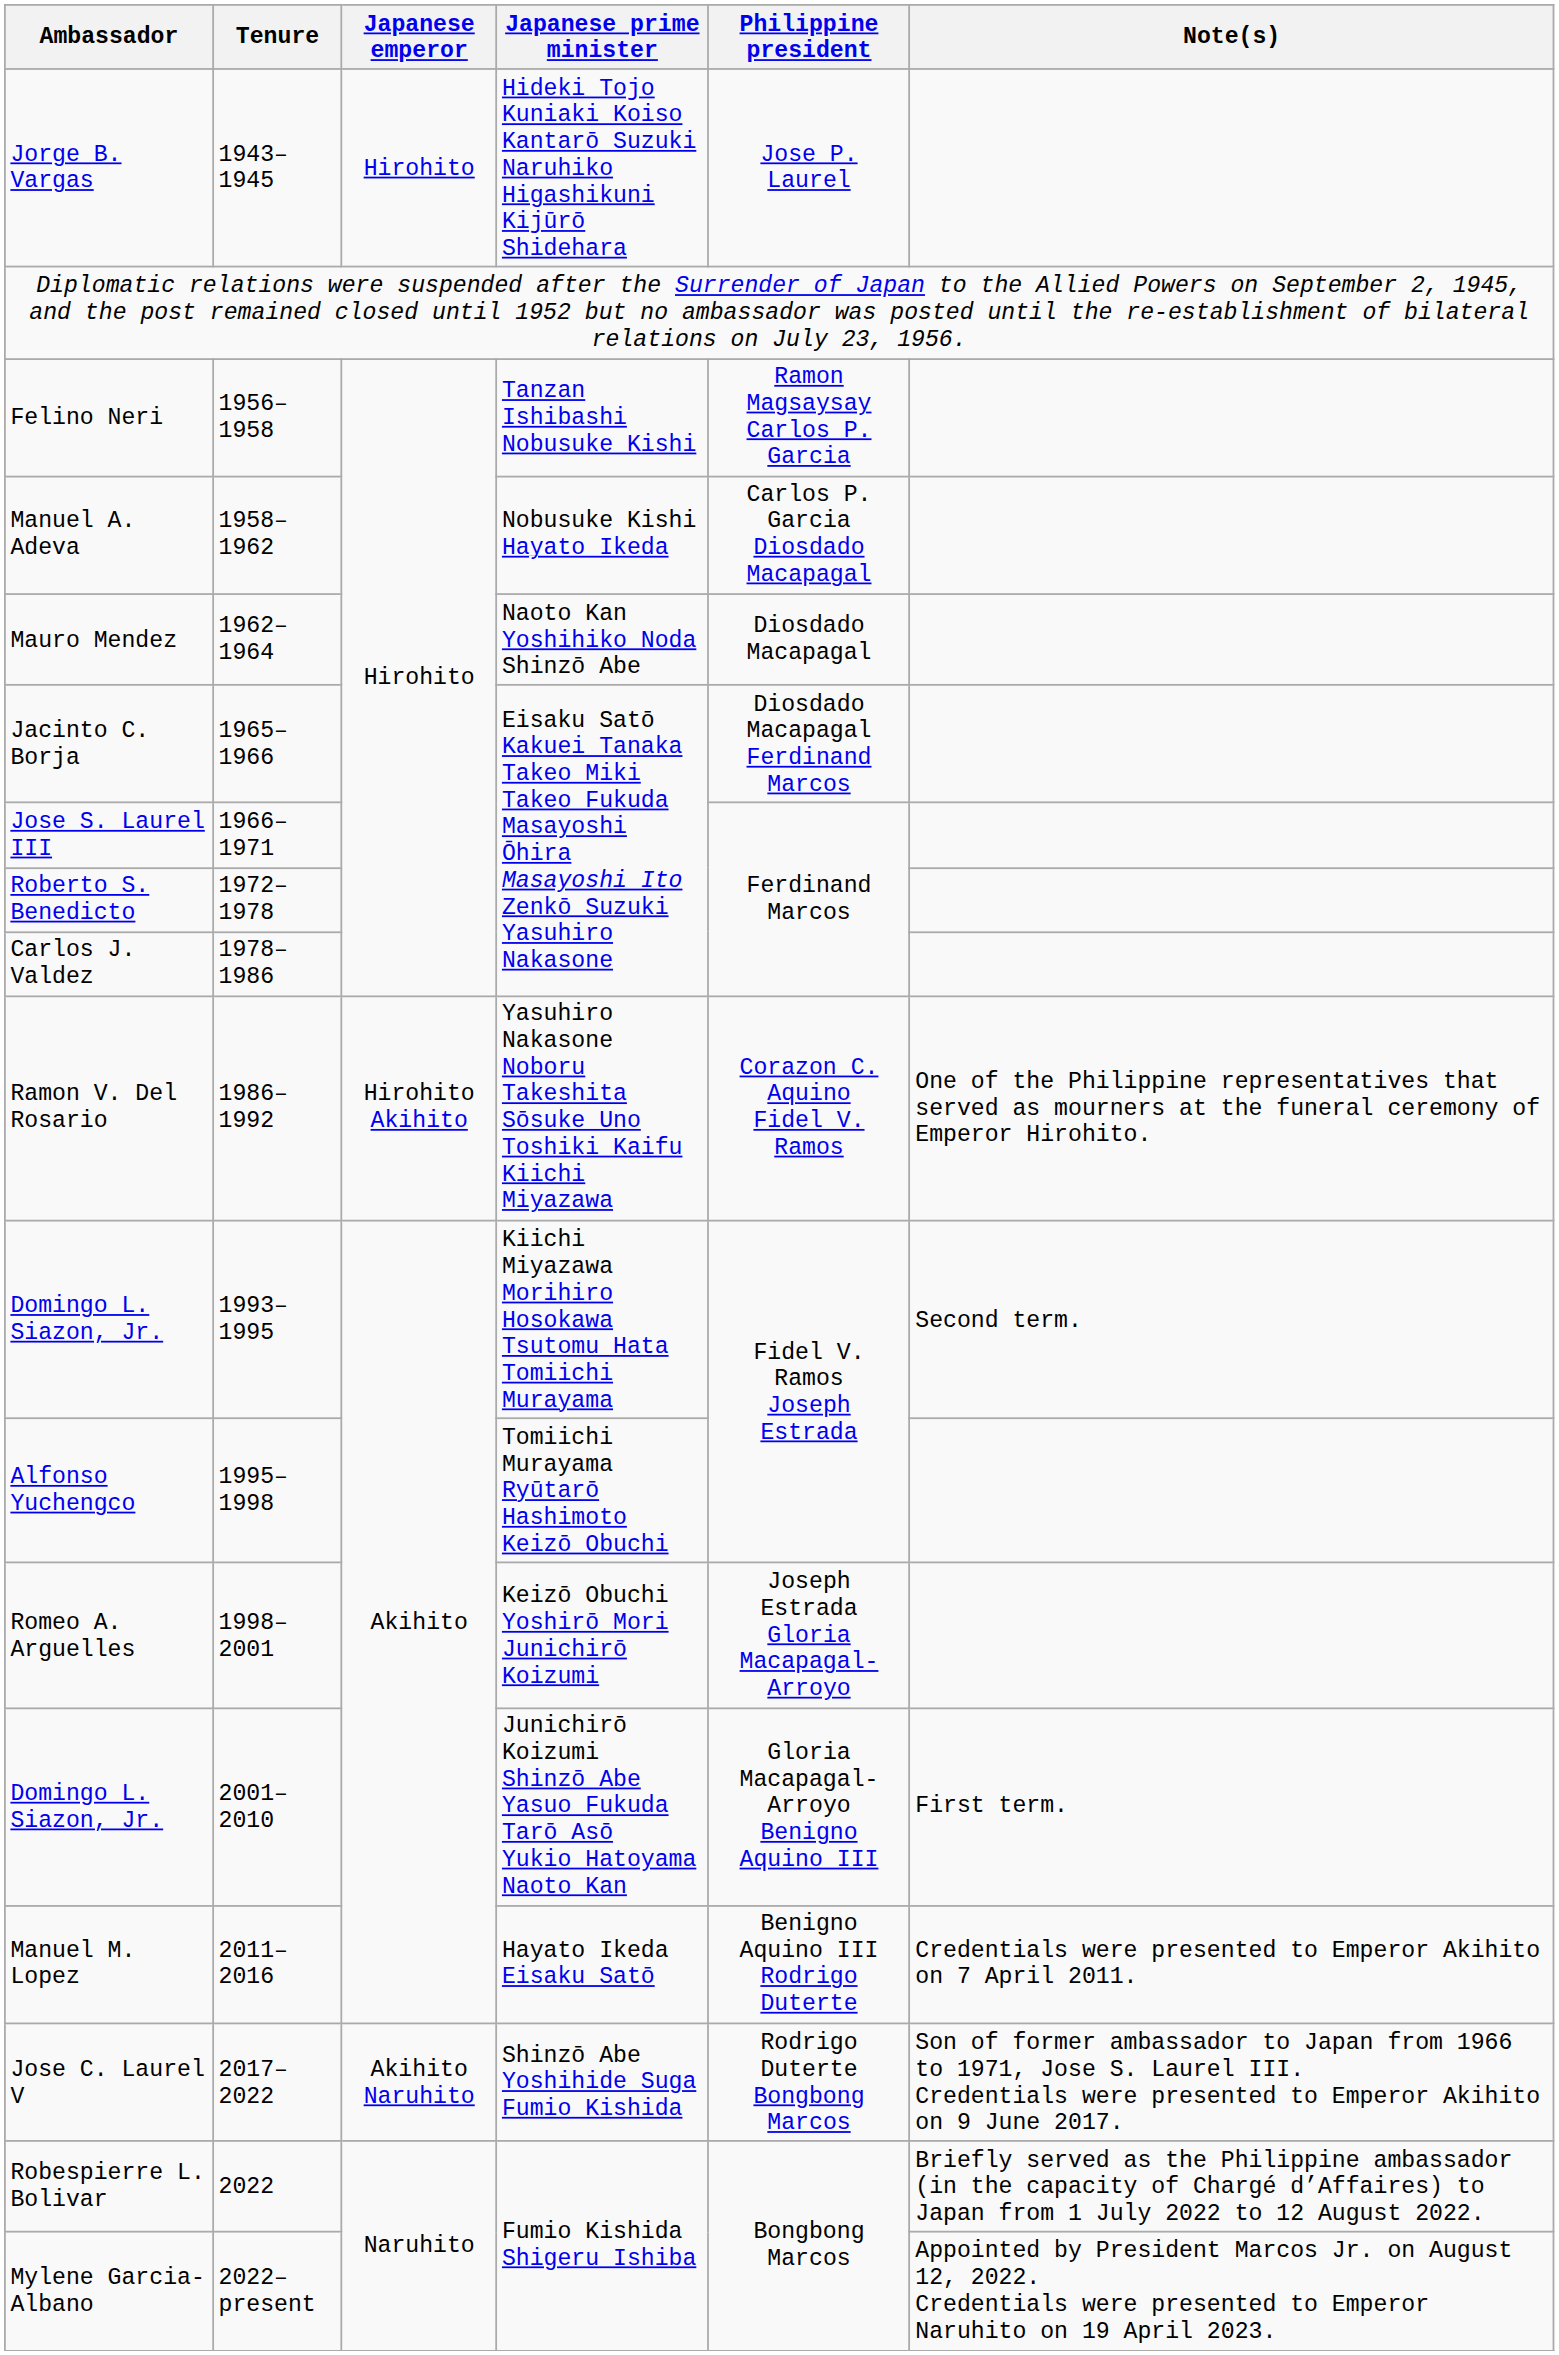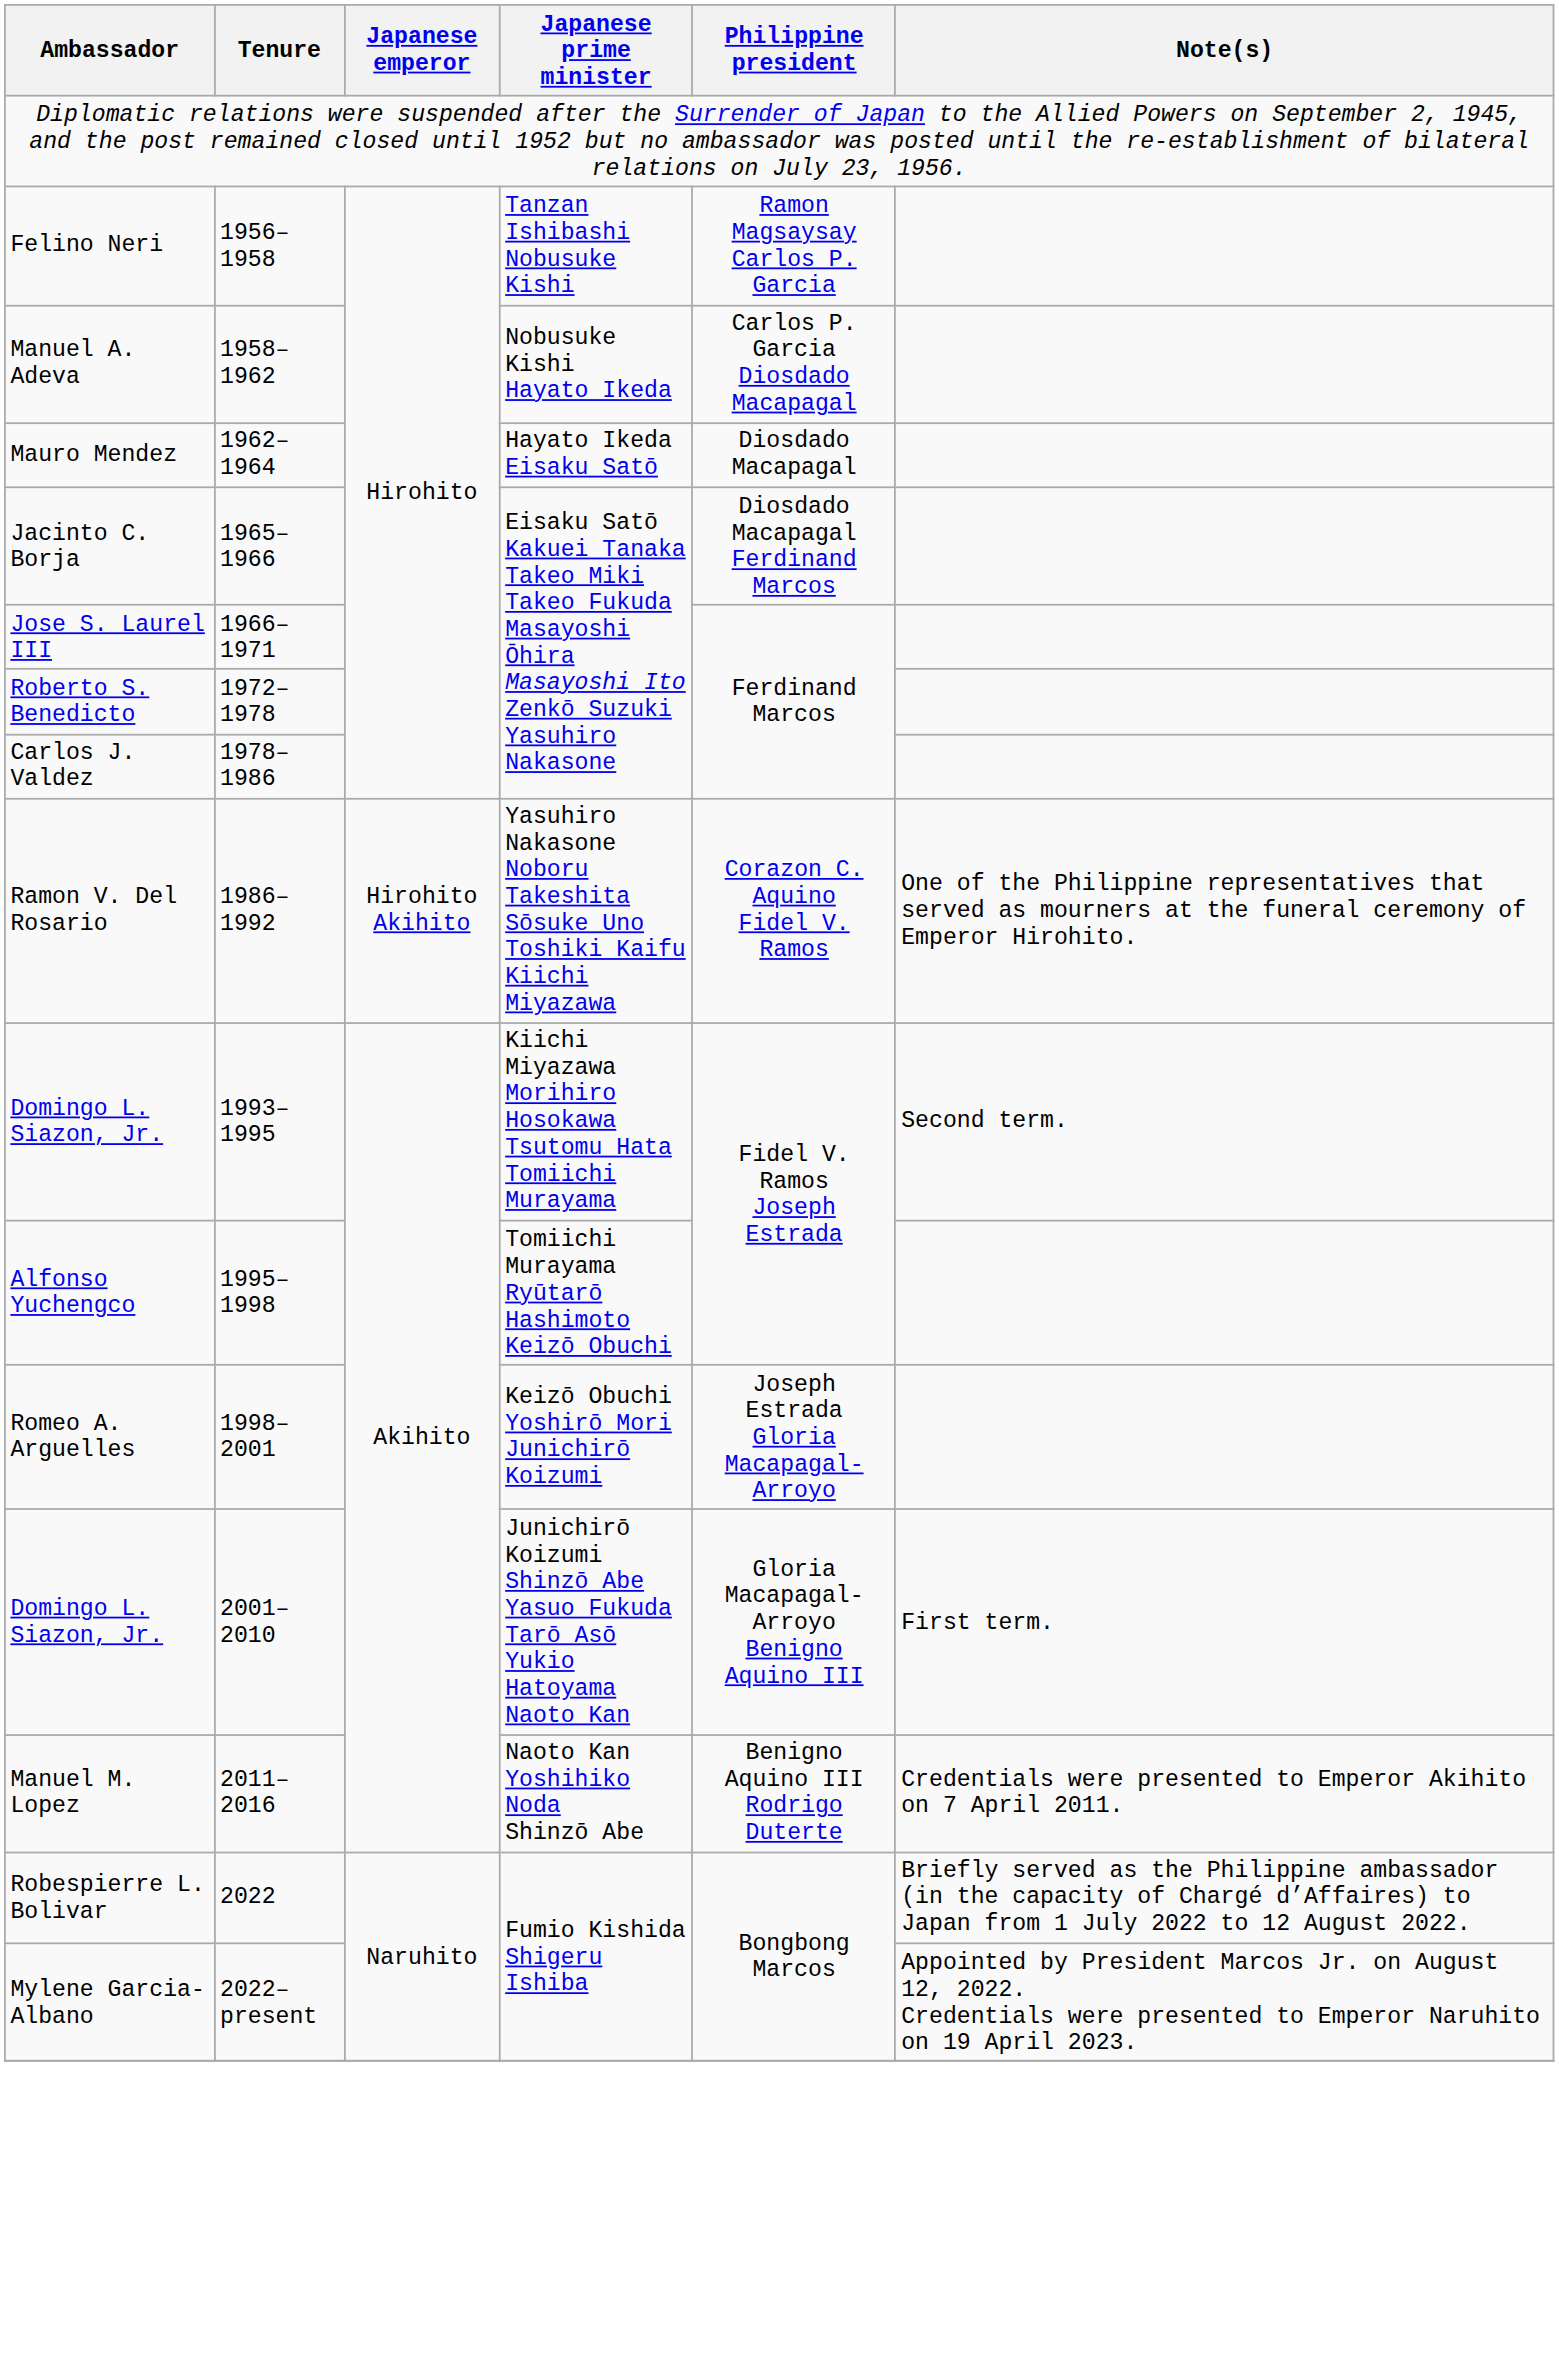- row: (66, 168)
(599, 640) Naoto Kan Yoshihiko Noda Shinzō Abe -> (588, 455) Hayato Ikeda Eisaku Satō
(585, 1965) Hayato Ikeda Eisaku Satō -> (575, 1793) Naoto Kan Yoshihiko Noda Shinzō Abe
- row: (108, 2082)
